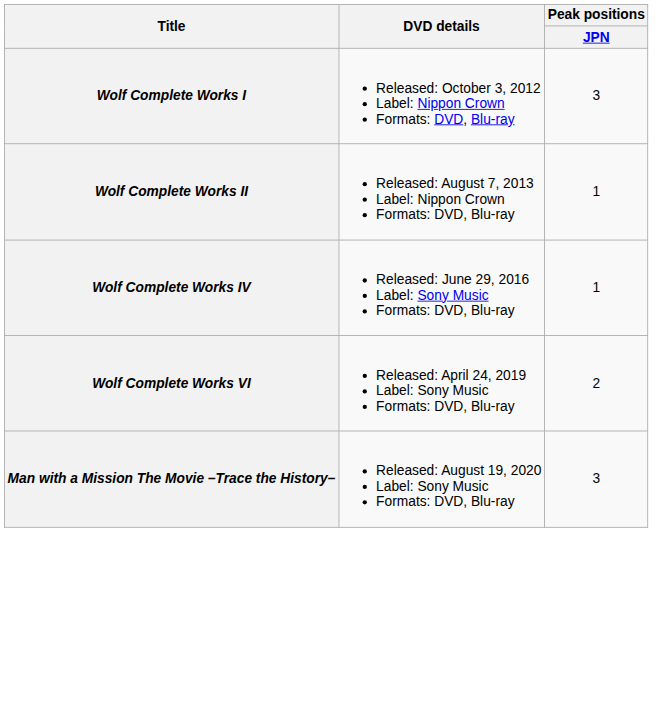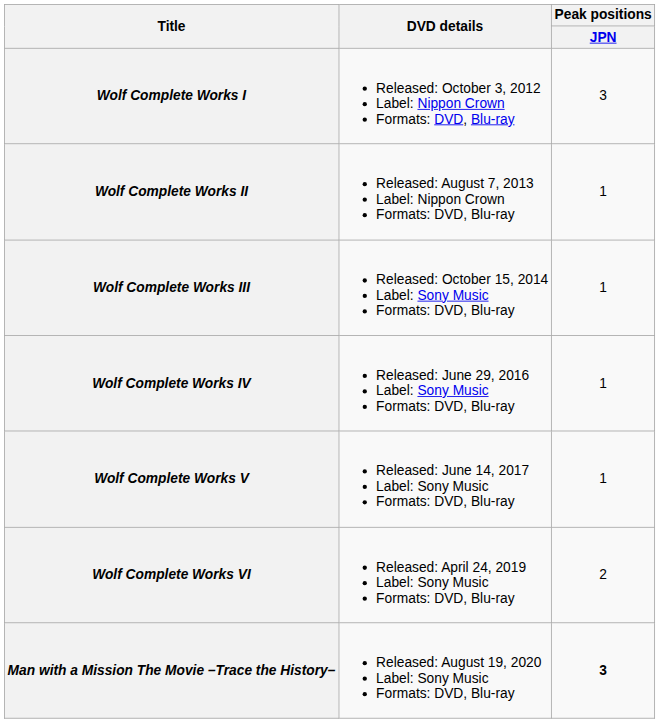+ row: (171, 287)
+ row: (171, 479)
(596, 479) normal -> (603, 670) bold
